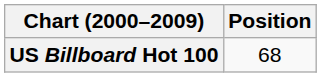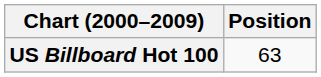(270, 54) 68 -> (270, 54) 63
